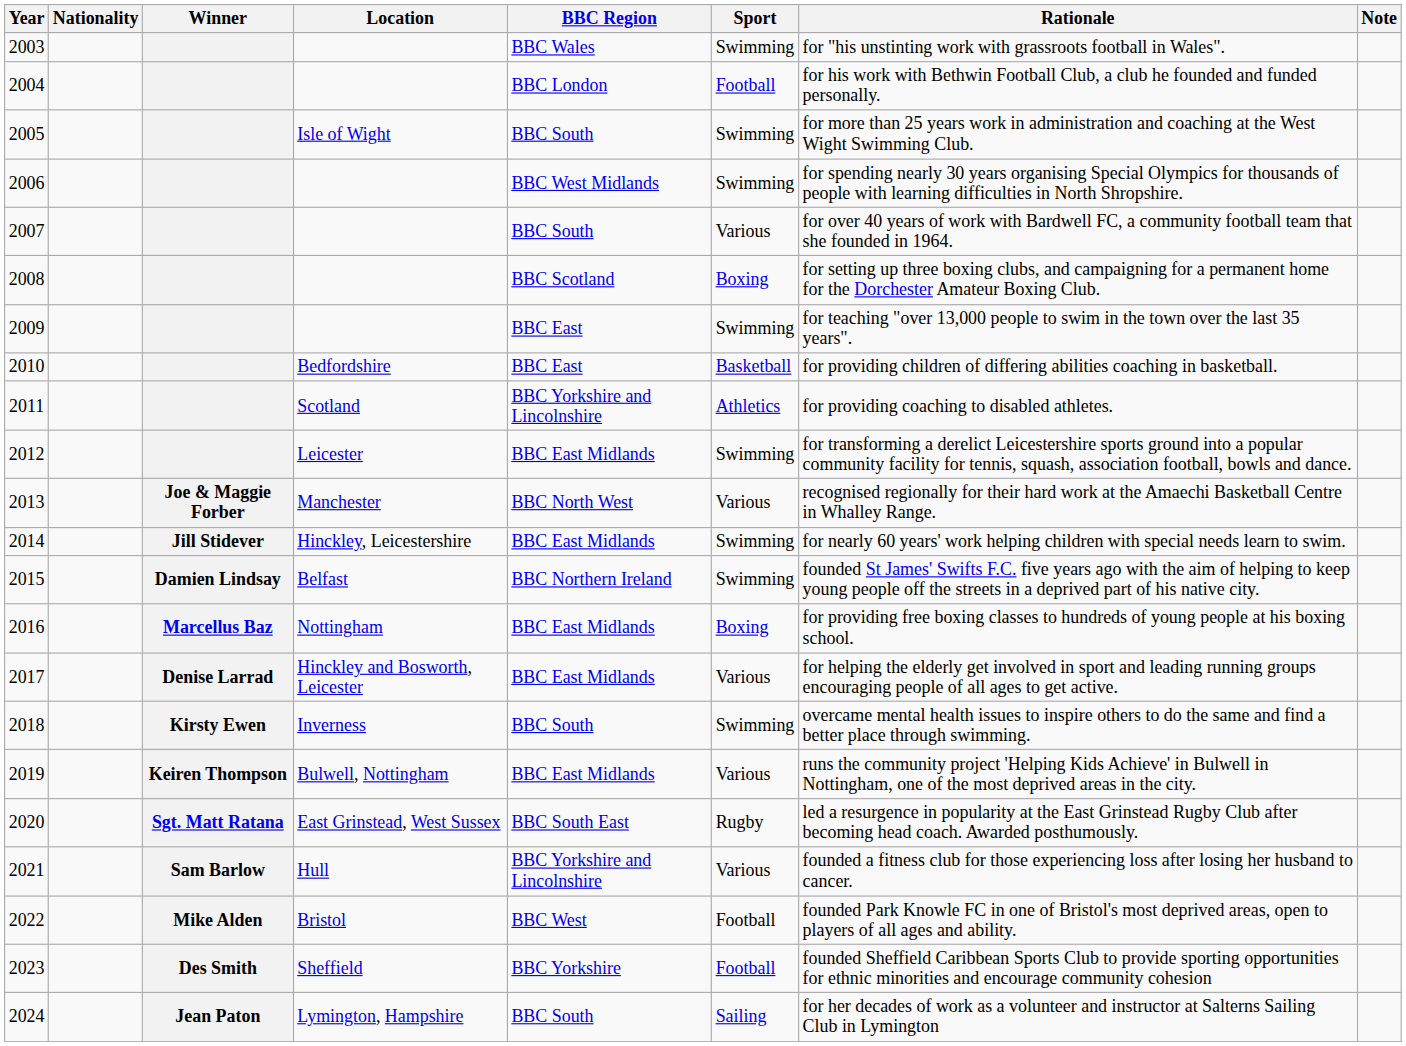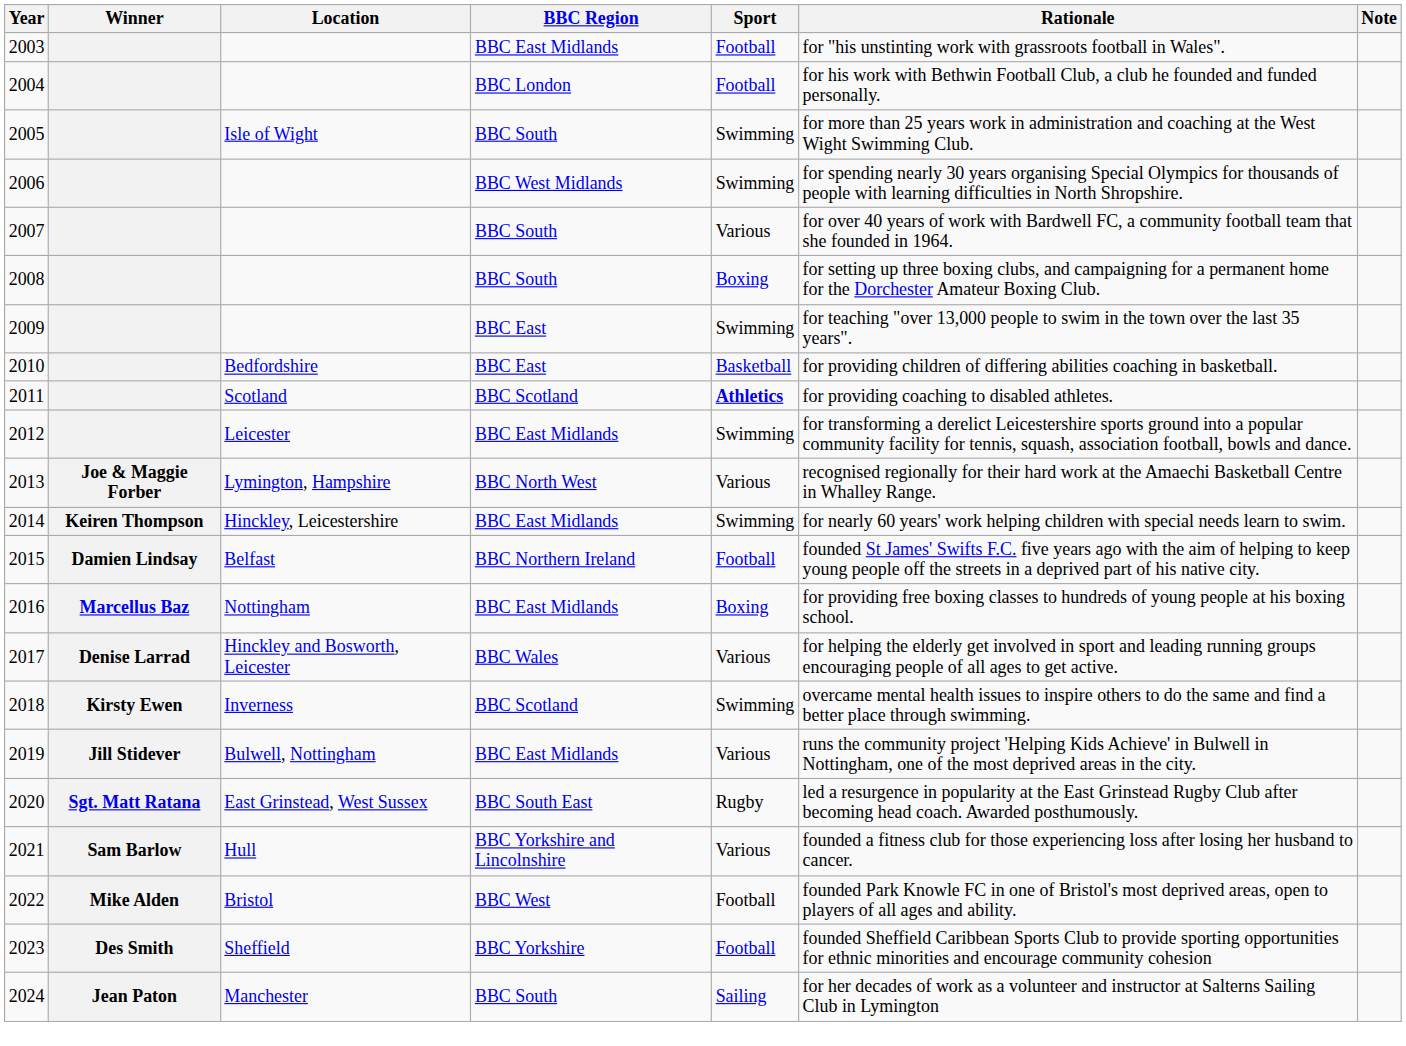- column: (96, 18)
(553, 47) BBC Wales -> (547, 47) BBC East Midlands
(755, 47) Swimming -> (746, 47) Football
(563, 279) BBC Scotland -> (516, 279) BBC South
(581, 405) BBC Yorkshire and Lincolnshire -> (526, 395) BBC Scotland
(748, 405) normal -> (749, 395) bold
(339, 502) Manchester -> (307, 482) Lymington, Hampshire
(218, 541) Jill Stidever -> (134, 521) Keiren Thompson
(755, 579) Swimming -> (746, 559) Football
(583, 676) BBC East Midlands -> (517, 656) BBC Wales
(552, 725) BBC South -> (526, 705) BBC Scotland
(218, 774) Keiren Thompson -> (134, 753) Jill Stidever
(380, 1016) Lymington, Hampshire -> (266, 996) Manchester
